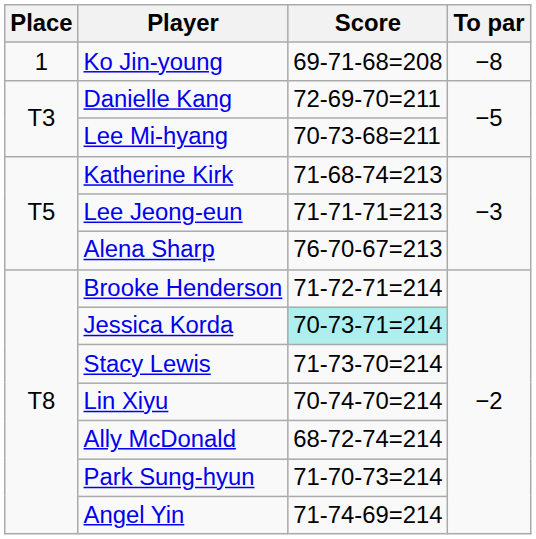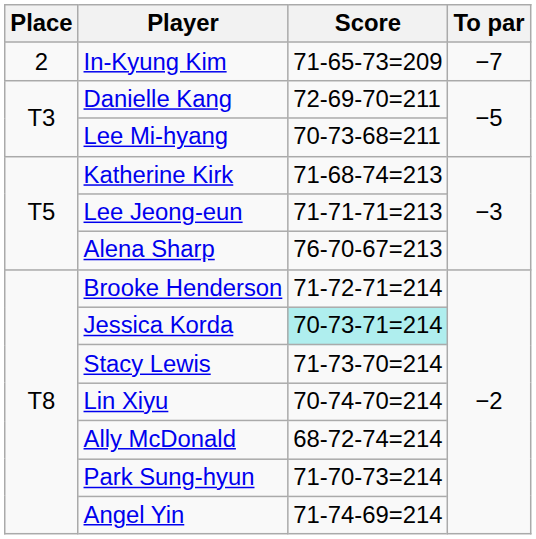- row: (153, 61)
+ row: (155, 61)
